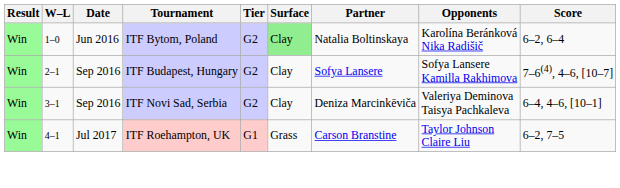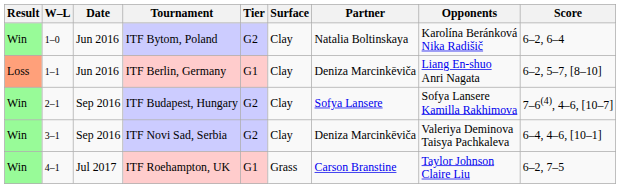(281, 39) lightgreen background -> (281, 39) no background
+ row: (176, 71)
